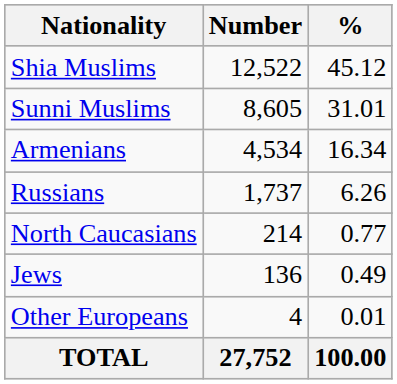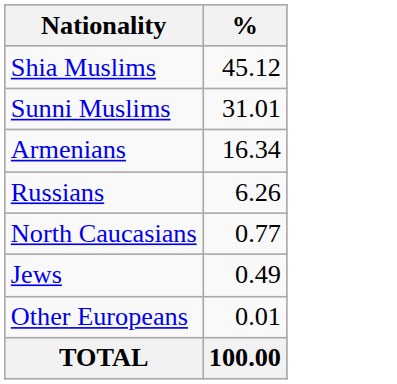- column: (255, 25)
